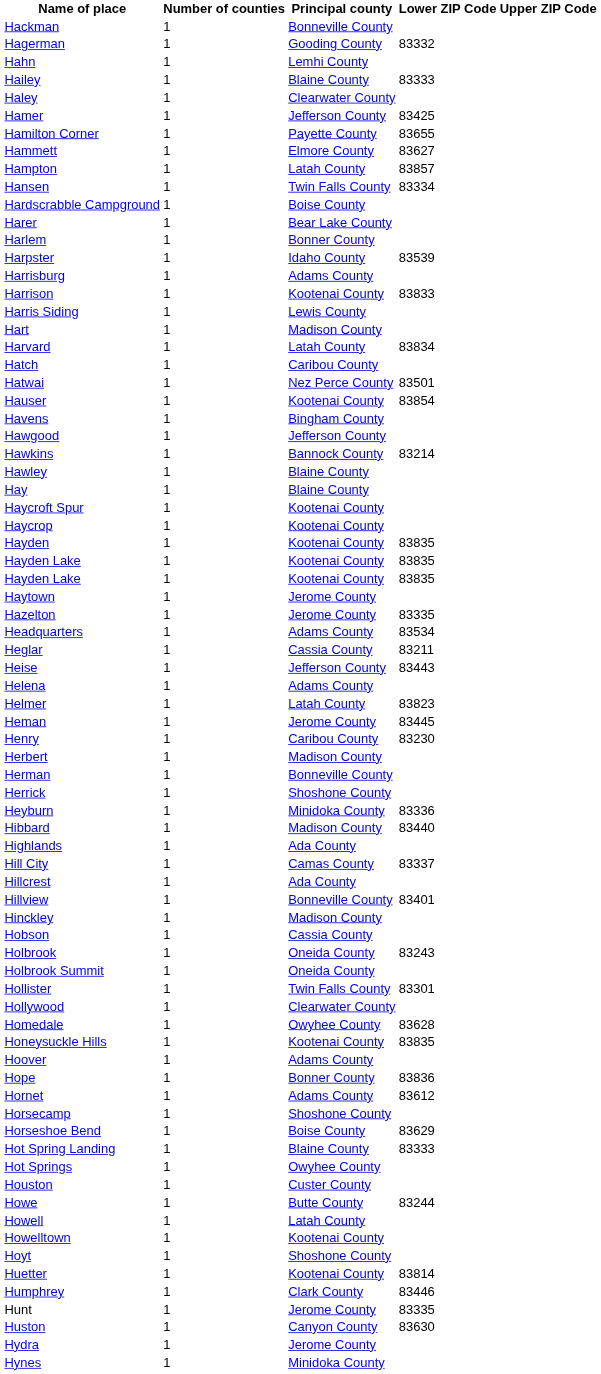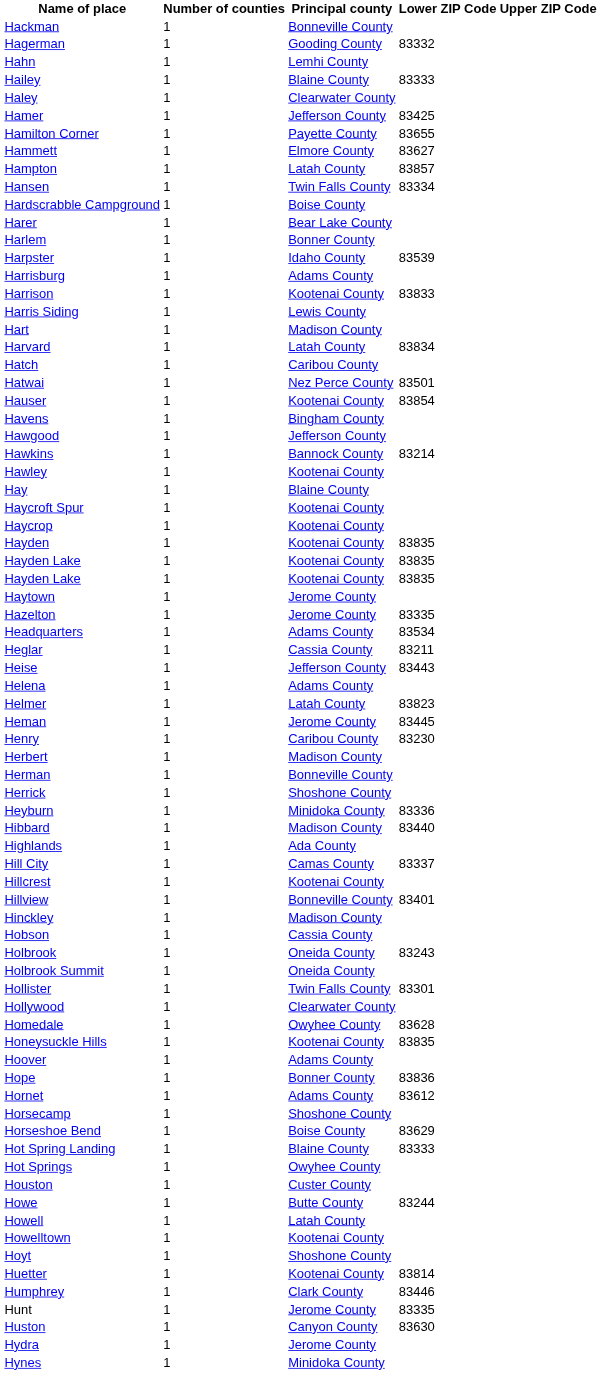(329, 472) Blaine County -> (336, 472) Kootenai County
(322, 881) Ada County -> (336, 881) Kootenai County
